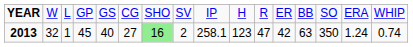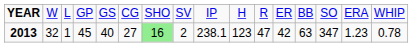(212, 32) 258.1 -> (212, 32) 238.1
(329, 32) 350 -> (329, 32) 347
(356, 32) 1.24 -> (356, 32) 1.23
(389, 32) 0.74 -> (389, 32) 0.78
